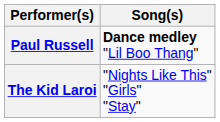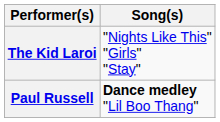rows swapped: (52, 45) <-> (52, 91)
